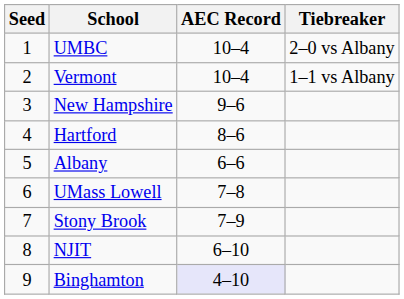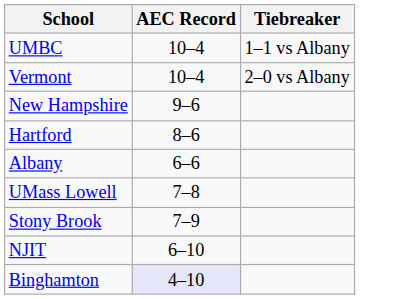- column: (27, 18)
(342, 47) 2–0 vs Albany -> (297, 47) 1–1 vs Albany
(342, 76) 1–1 vs Albany -> (297, 76) 2–0 vs Albany
